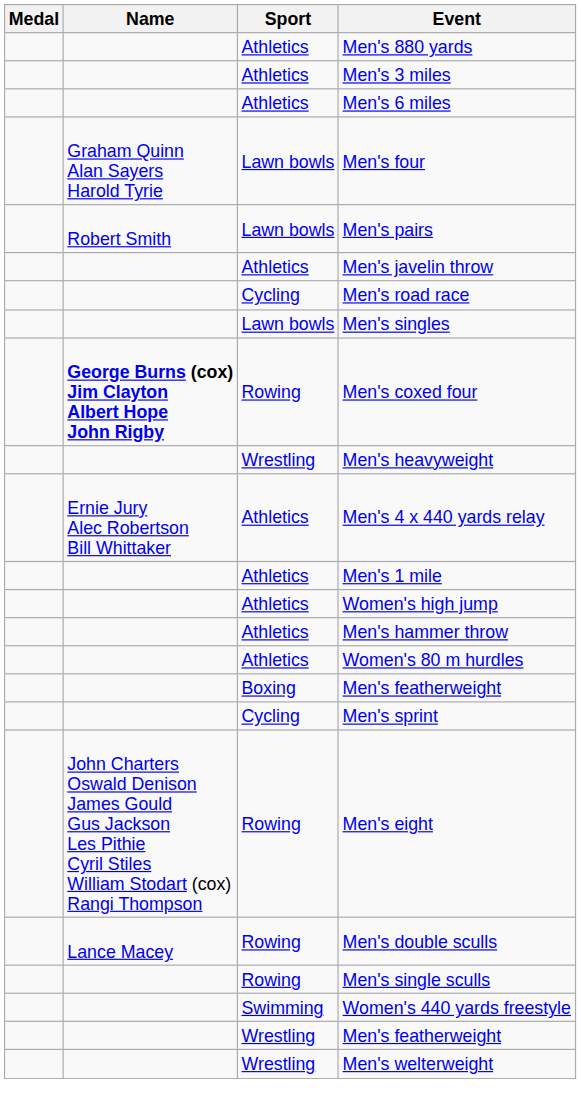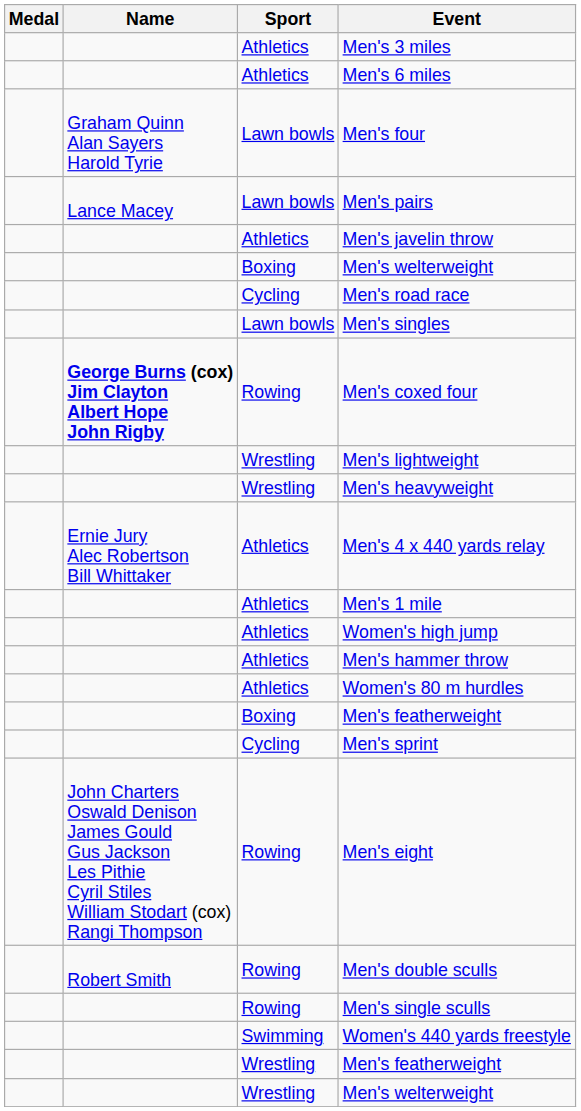- row: (275, 47)
(119, 239) Robert Smith -> (120, 211) Lance Macey
+ row: (269, 267)
+ row: (278, 460)
(120, 952) Lance Macey -> (119, 980) Robert Smith
